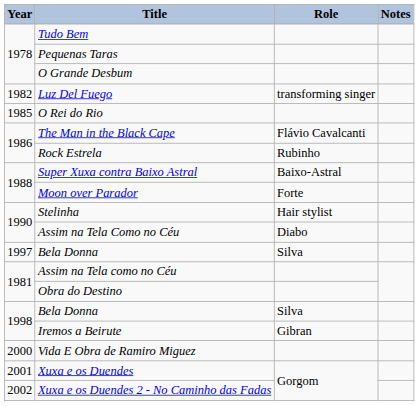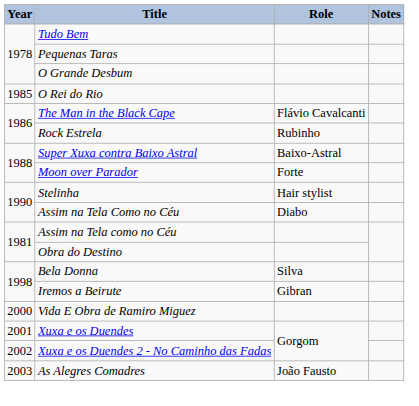- row: (20, 93)
- row: (20, 251)
+ row: (20, 370)
